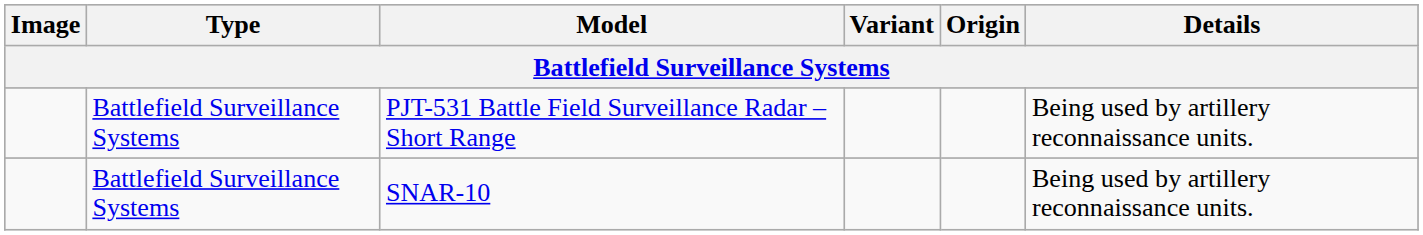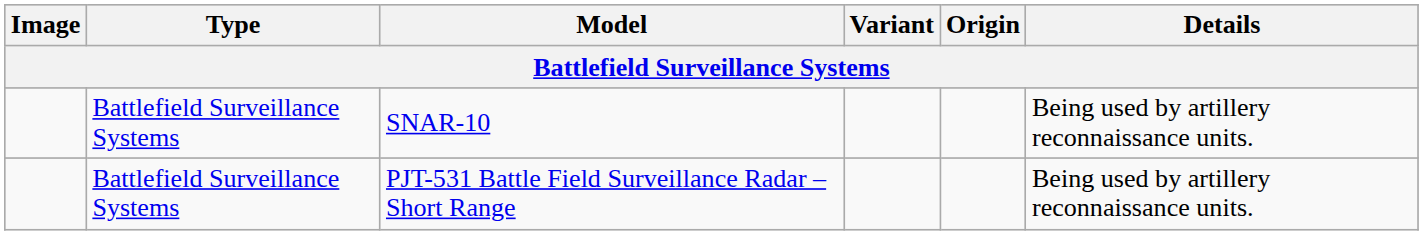rows swapped: (438, 193) <-> (606, 122)
